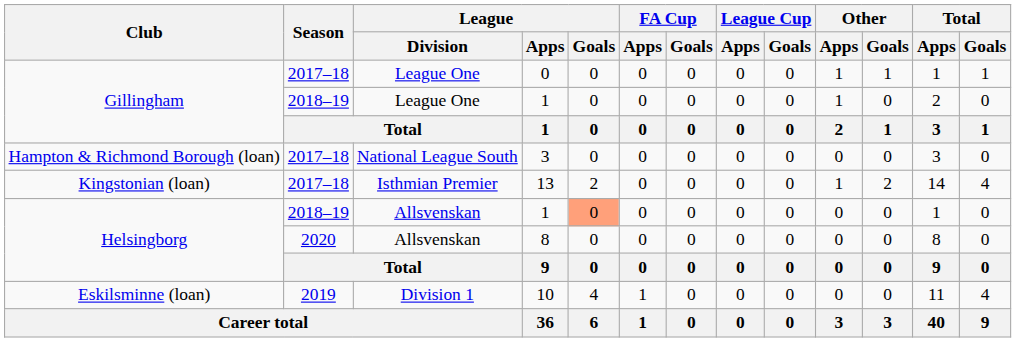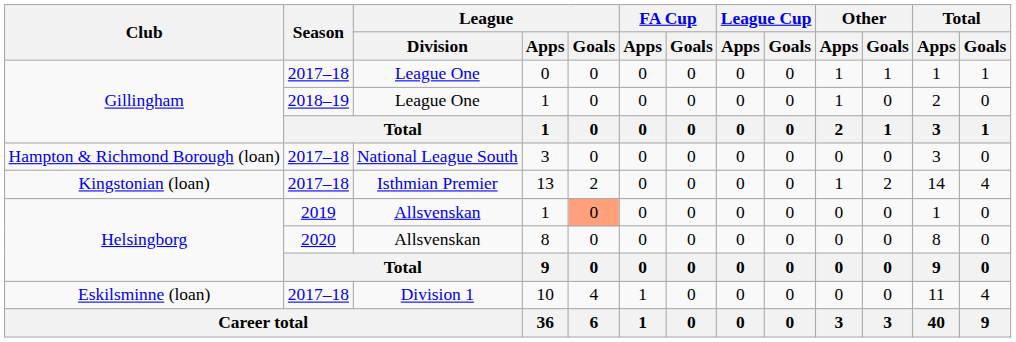(318, 211) 2018–19 -> (318, 211) 2019
(318, 294) 2019 -> (318, 294) 2017–18
